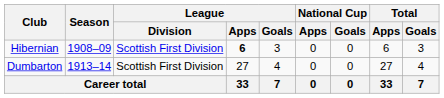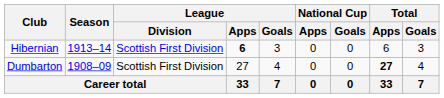(89, 48) 1908–09 -> (89, 48) 1913–14
(89, 66) 1913–14 -> (89, 66) 1908–09
(386, 66) normal -> (386, 66) bold
